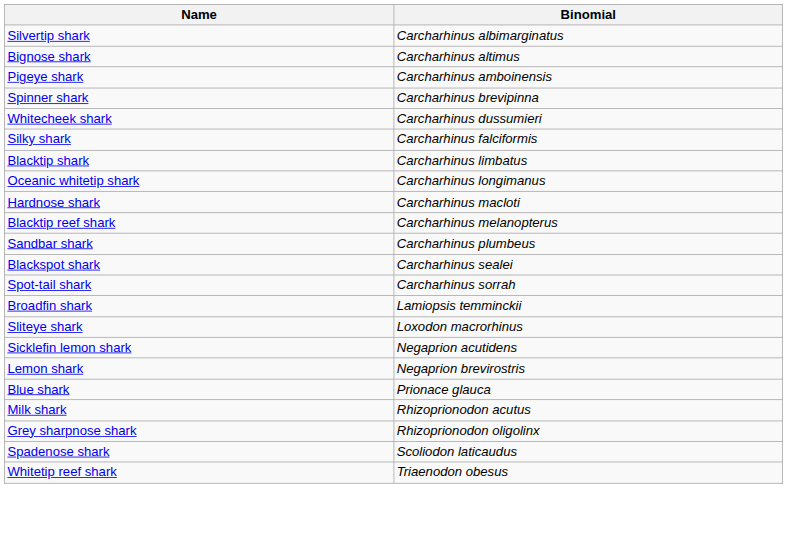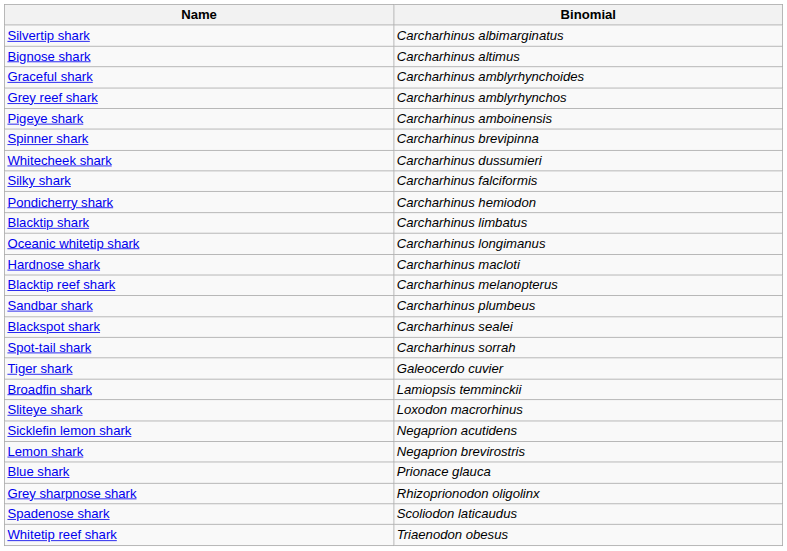+ row: (50, 77)
+ row: (53, 98)
+ row: (60, 202)
+ row: (40, 368)
- row: (37, 410)
